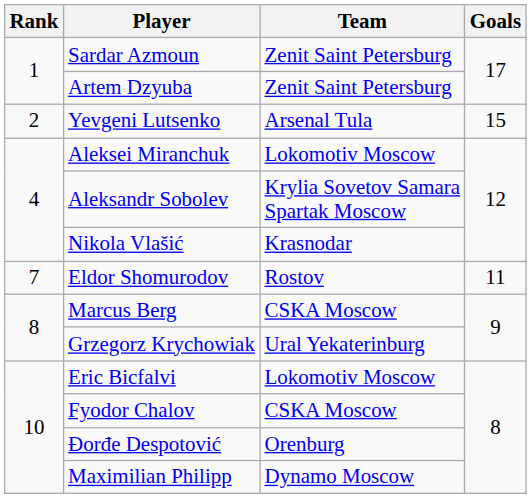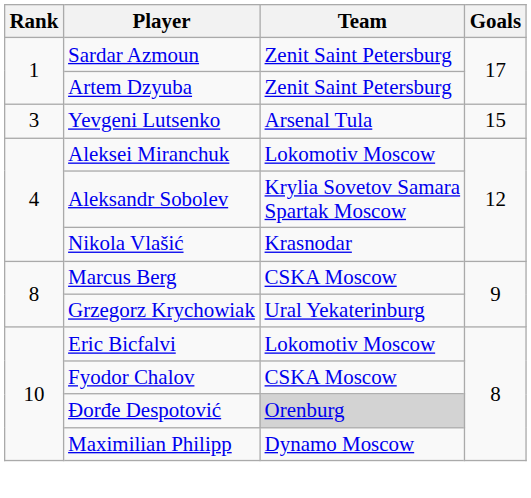(34, 120) 2 -> (34, 120) 3
- row: (148, 277)
(305, 443) no background -> (305, 410) lightgrey background
